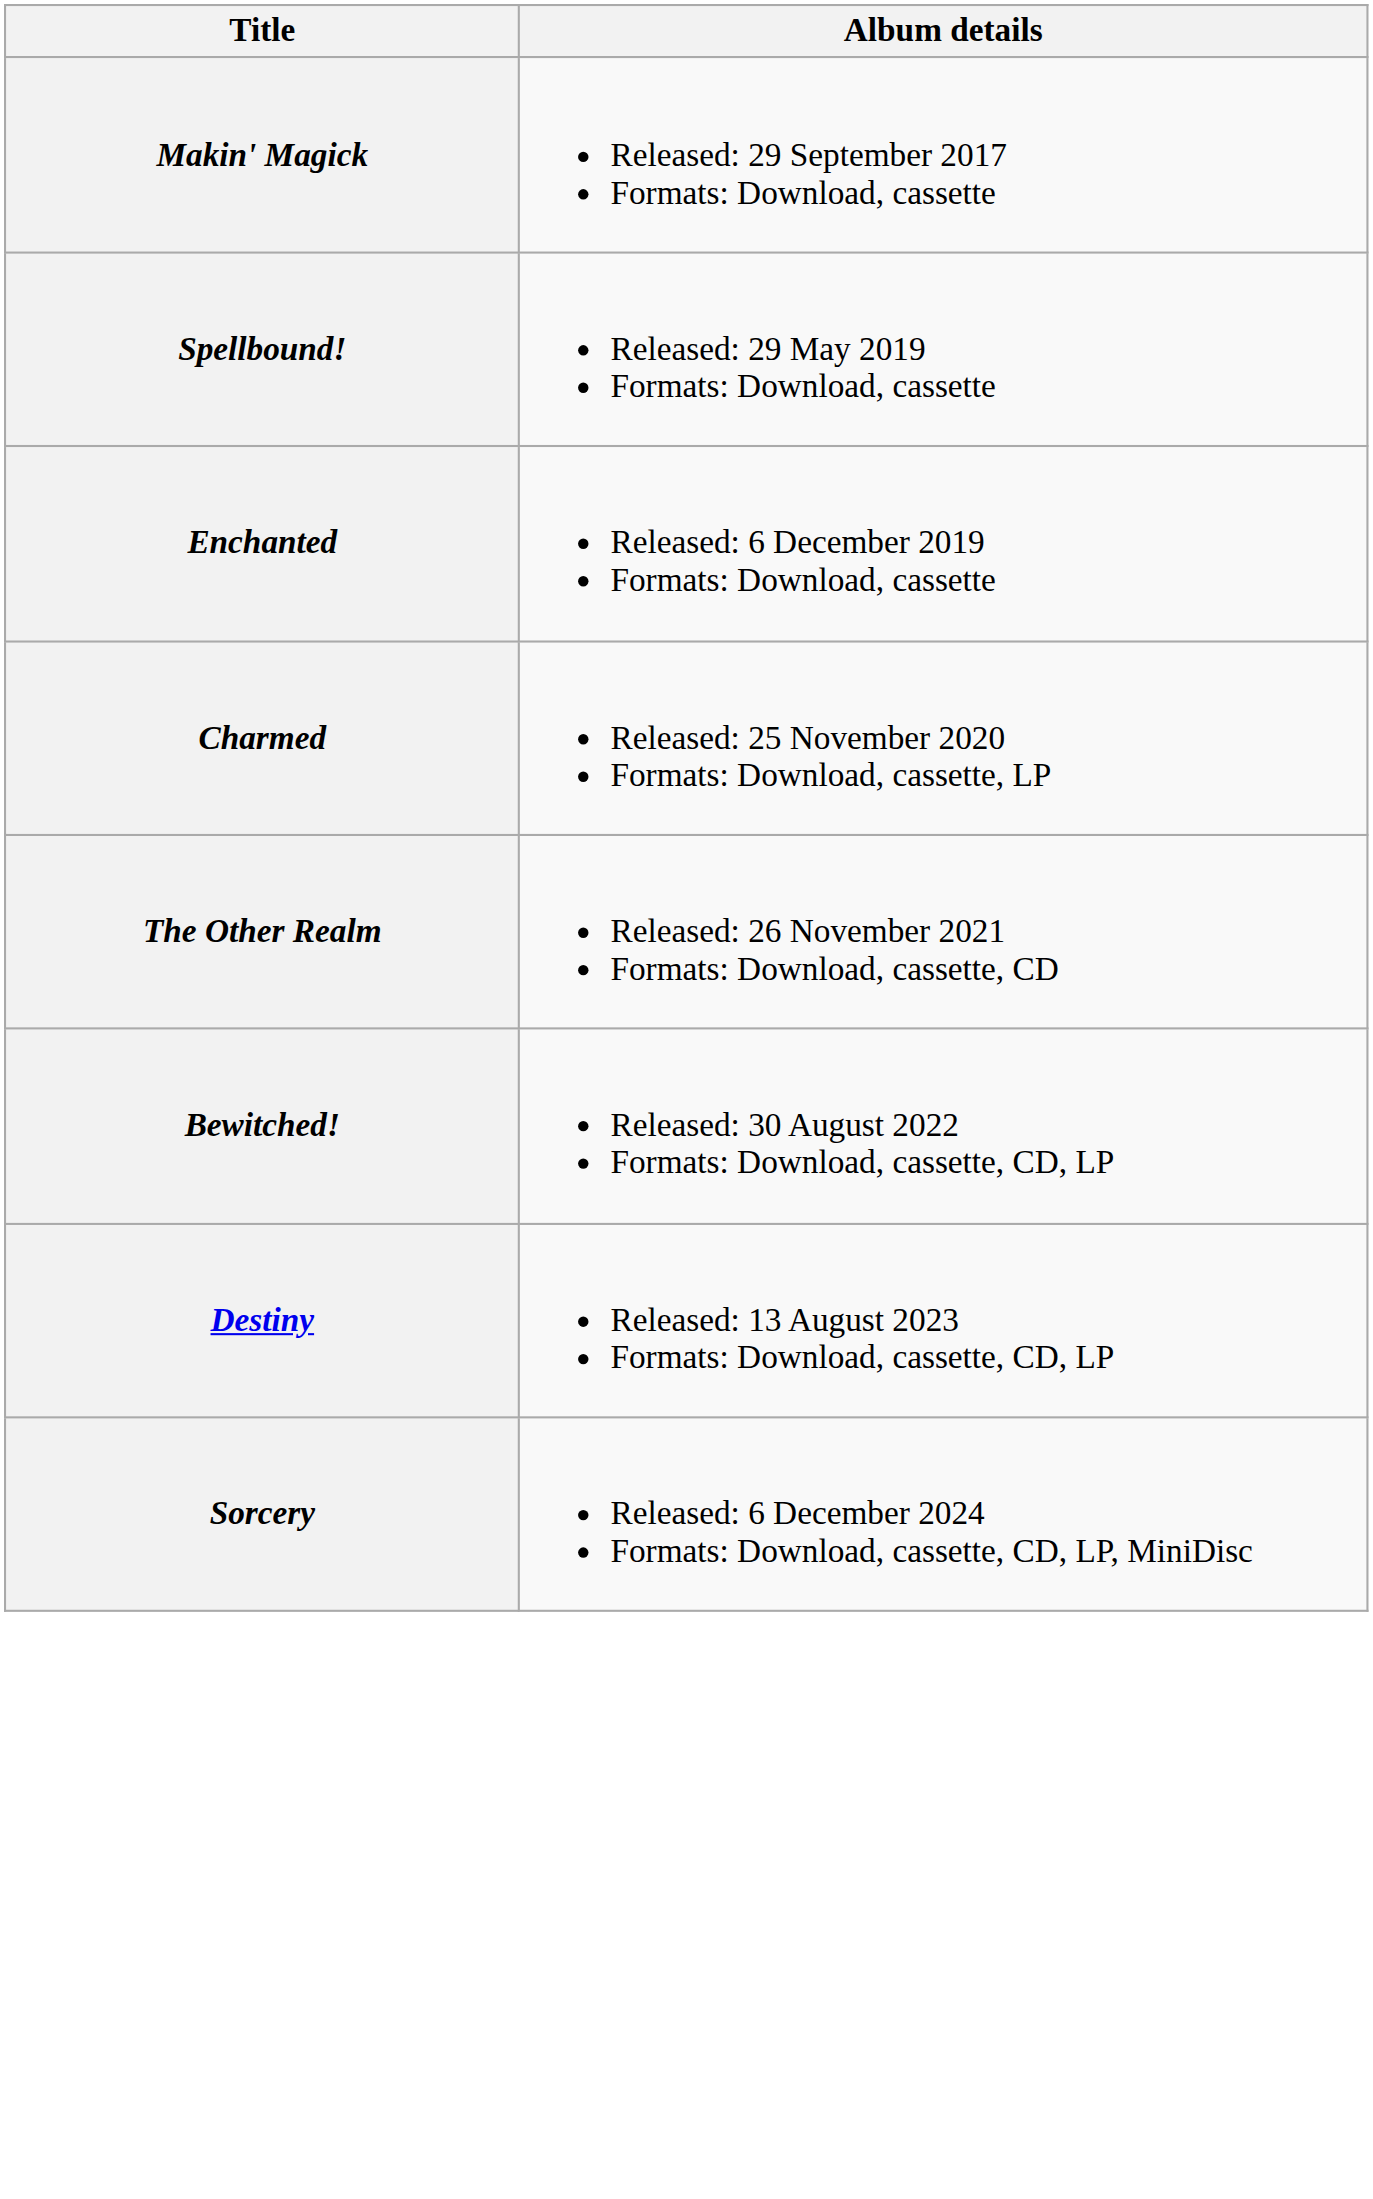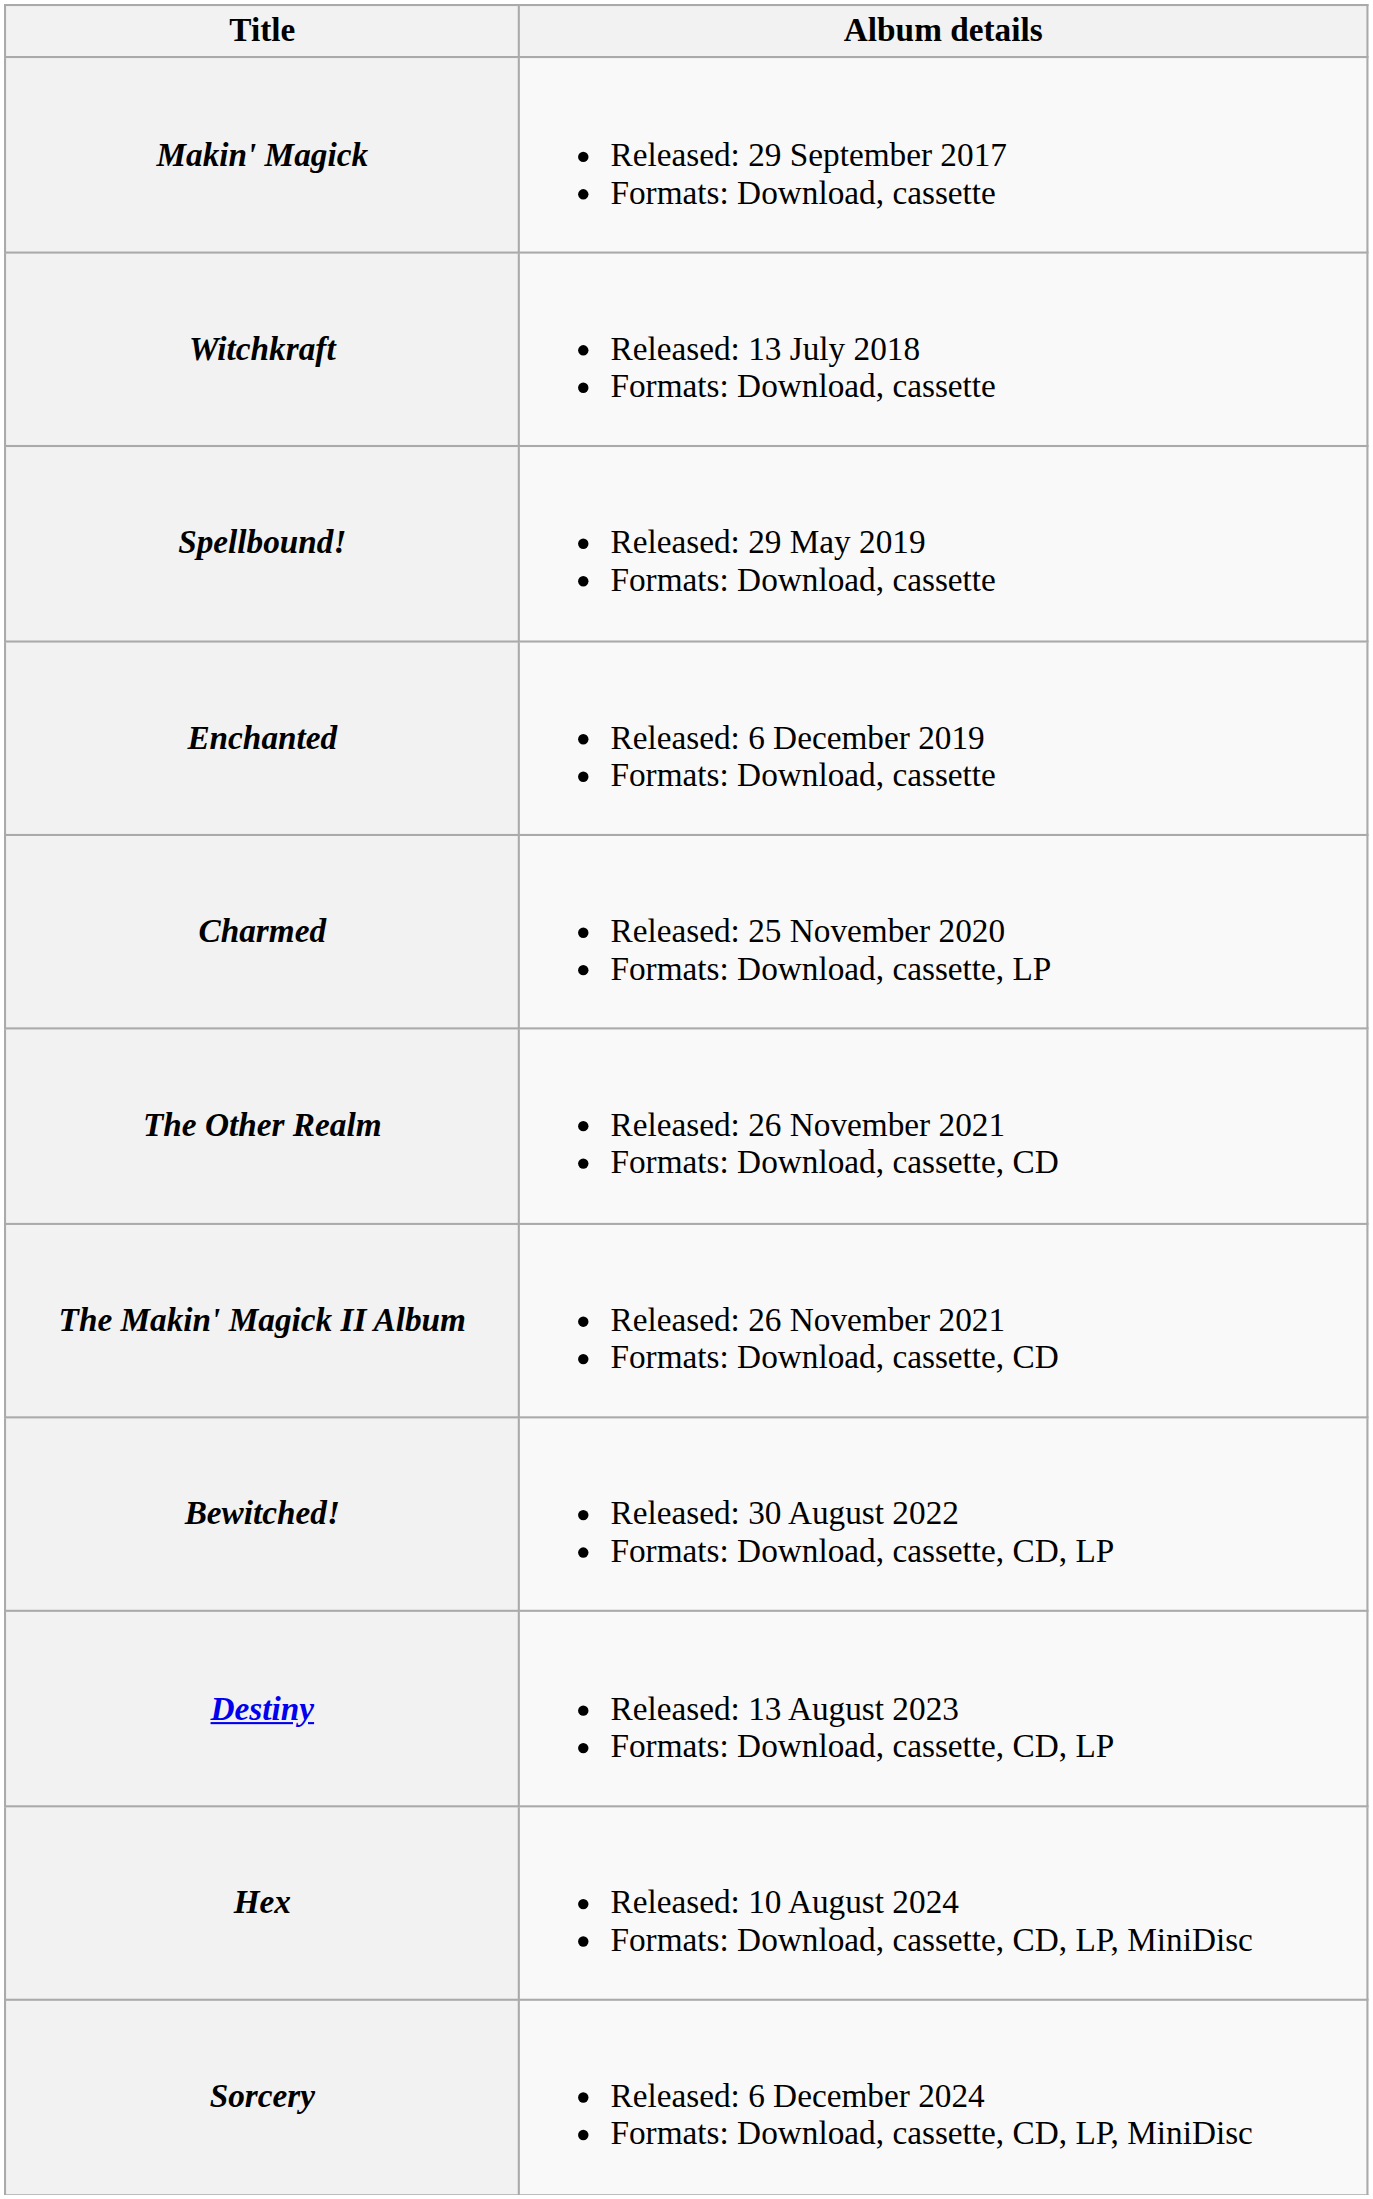+ row: (262, 348)
+ row: (262, 1319)
+ row: (262, 1902)
